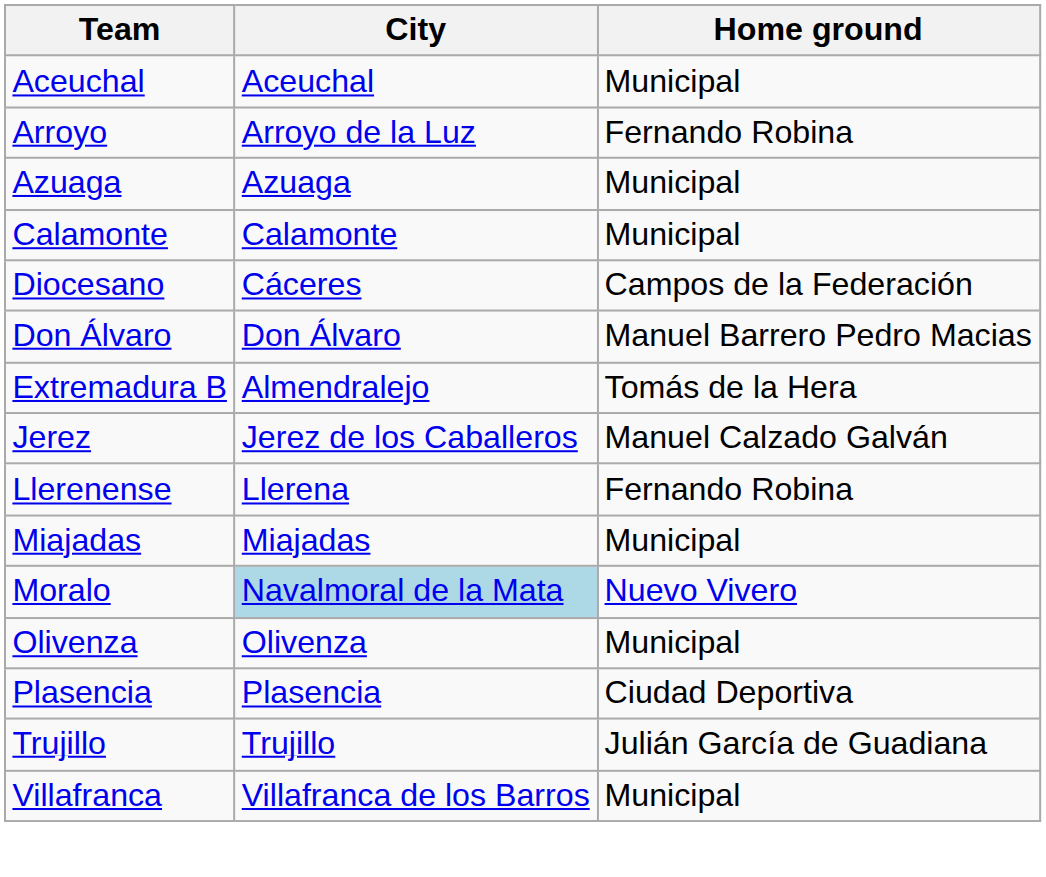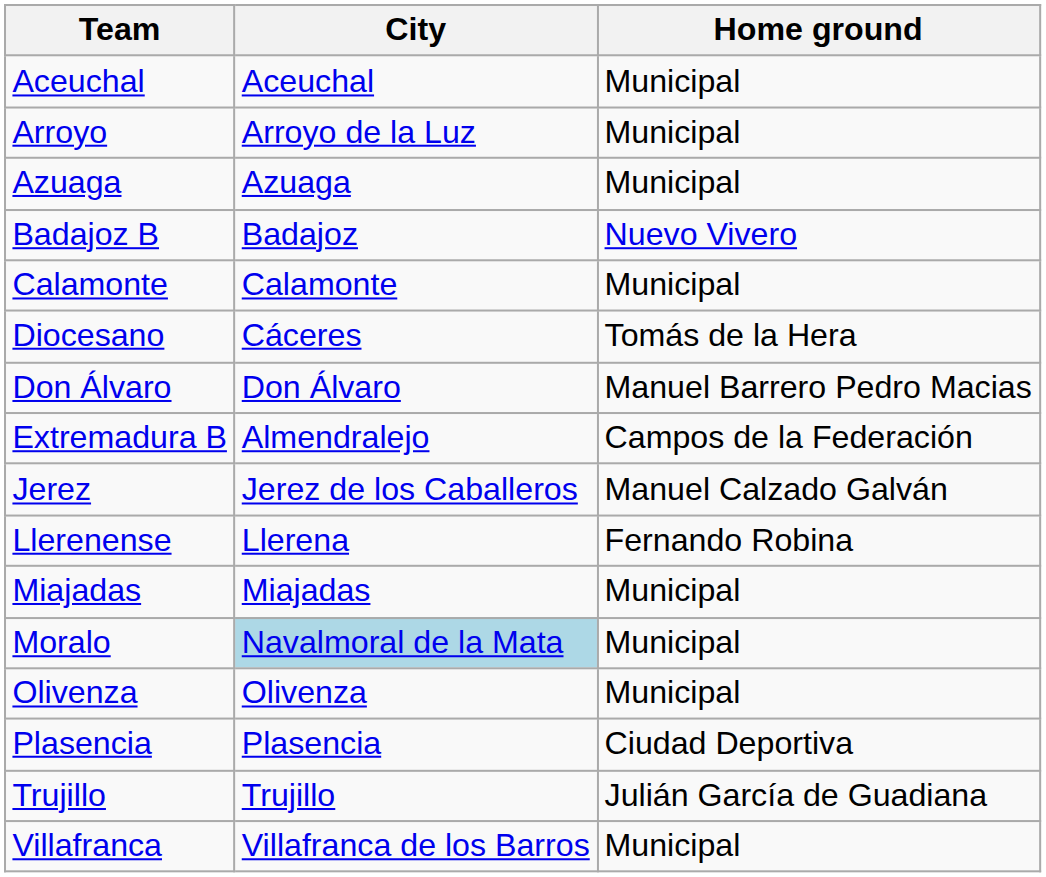(729, 132) Fernando Robina -> (672, 132) Municipal
+ row: (86, 234)
(789, 285) Campos de la Federación -> (731, 336) Tomás de la Hera
(731, 387) Tomás de la Hera -> (789, 438) Campos de la Federación
(701, 591) Nuevo Vivero -> (672, 642) Municipal
